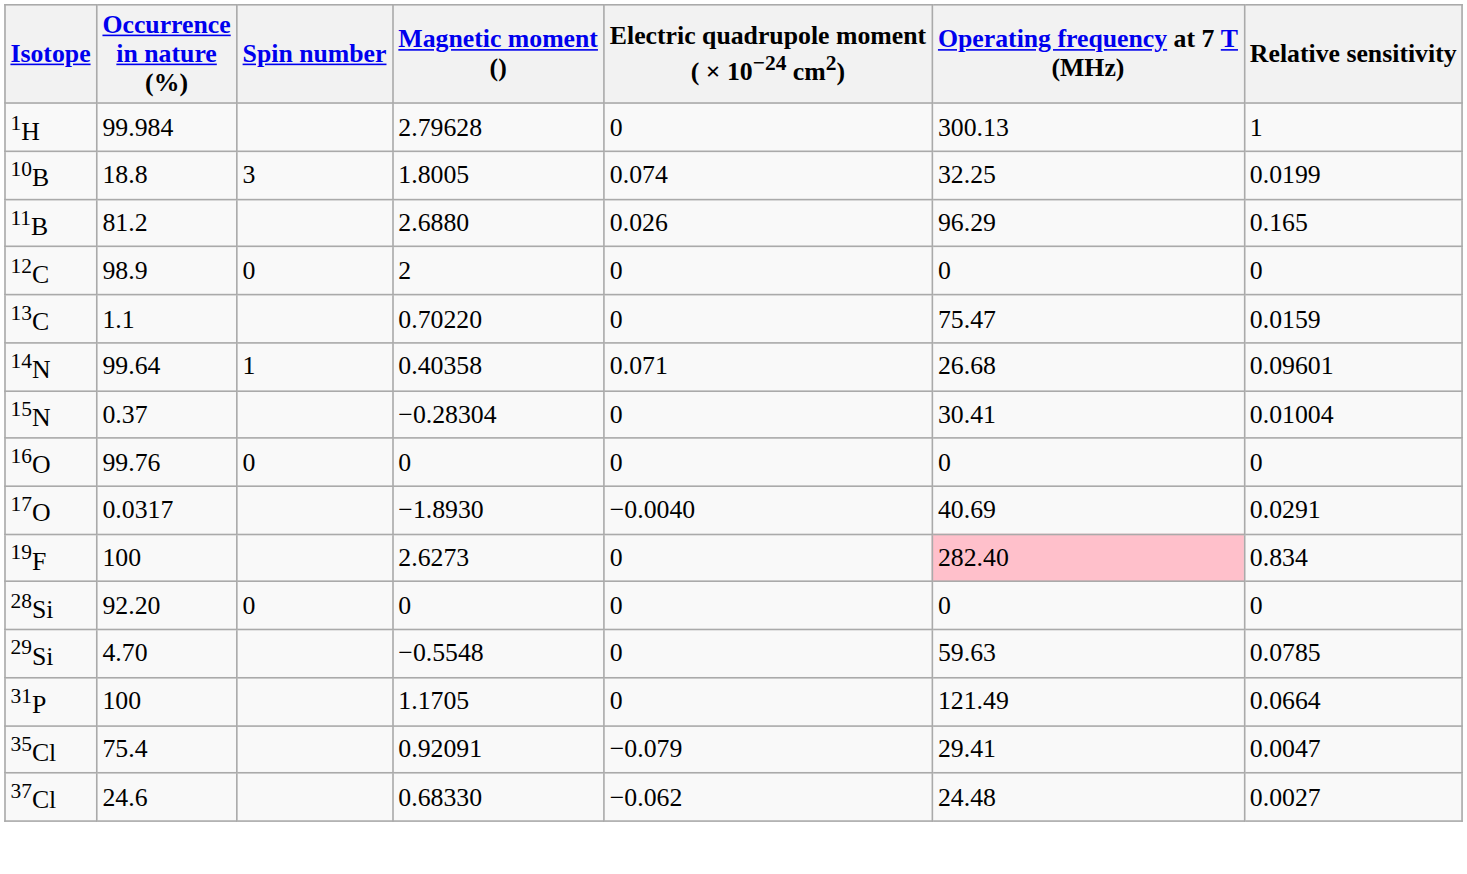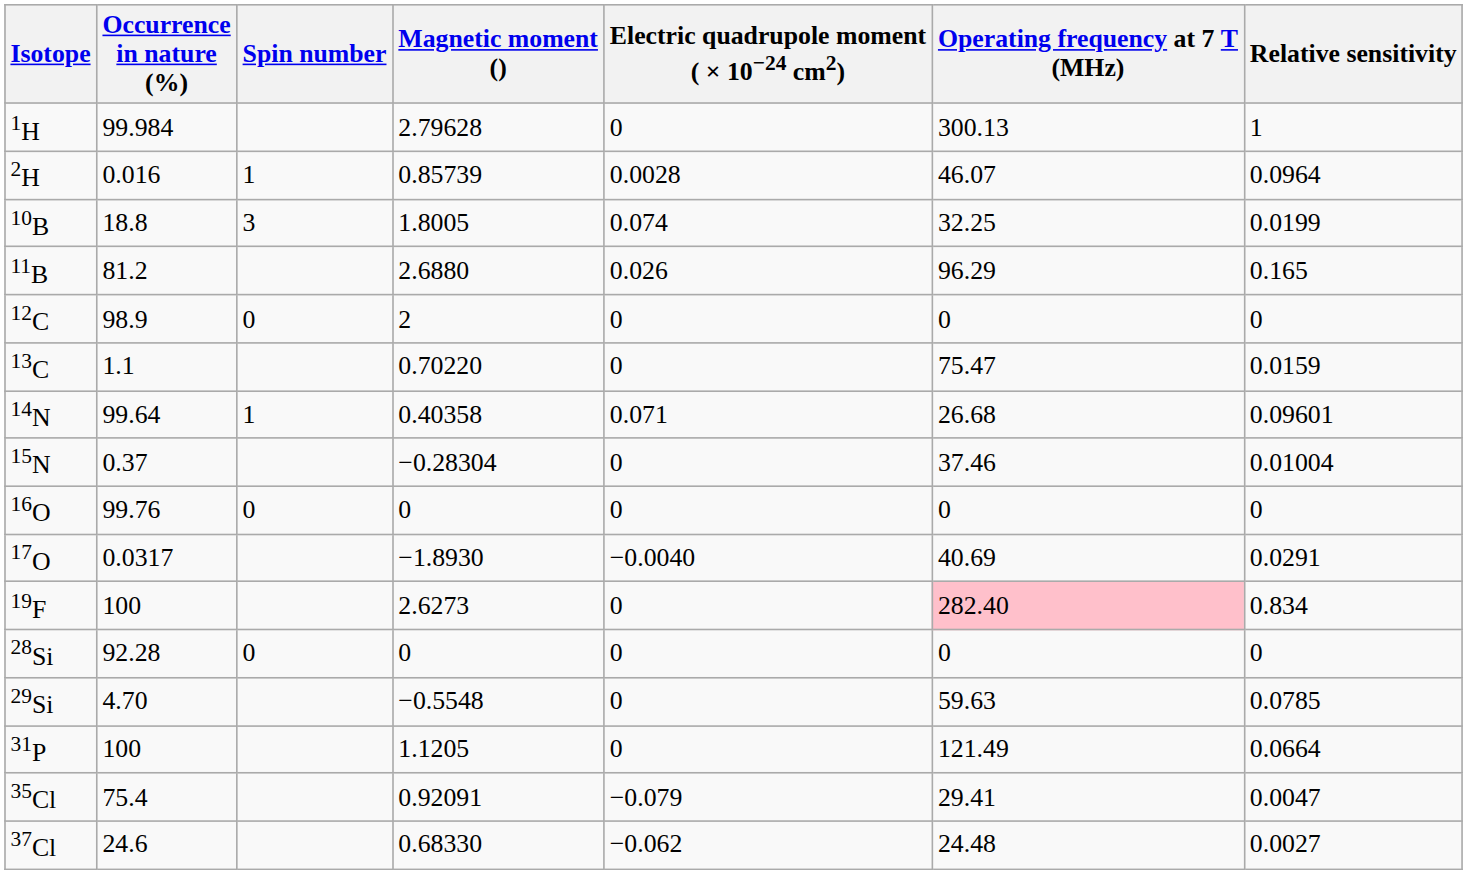+ row: (25, 175)
(967, 414) 30.41 -> (967, 461) 37.46
(131, 605) 92.20 -> (131, 653) 92.28
(434, 701) 1.1705 -> (434, 748) 1.1205
